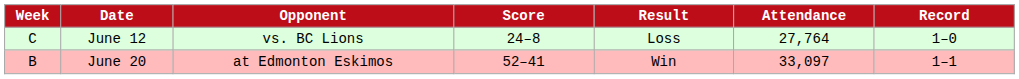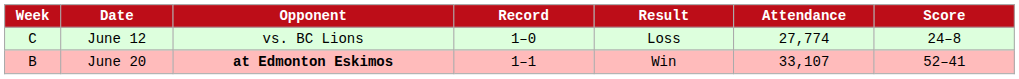columns swapped: (524, 16) <-> (944, 16)
(804, 39) 27,764 -> (804, 39) 27,774
(313, 62) normal -> (313, 62) bold
(804, 62) 33,097 -> (804, 62) 33,107
